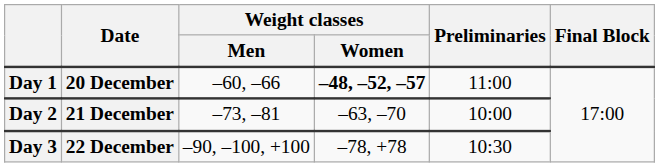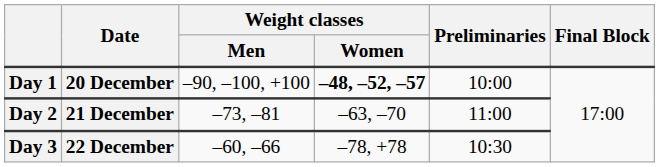(246, 82) –60, –66 -> (246, 82) –90, –100, +100
(490, 82) 11:00 -> (490, 82) 10:00
(490, 114) 10:00 -> (490, 114) 11:00
(246, 146) –90, –100, +100 -> (246, 146) –60, –66
